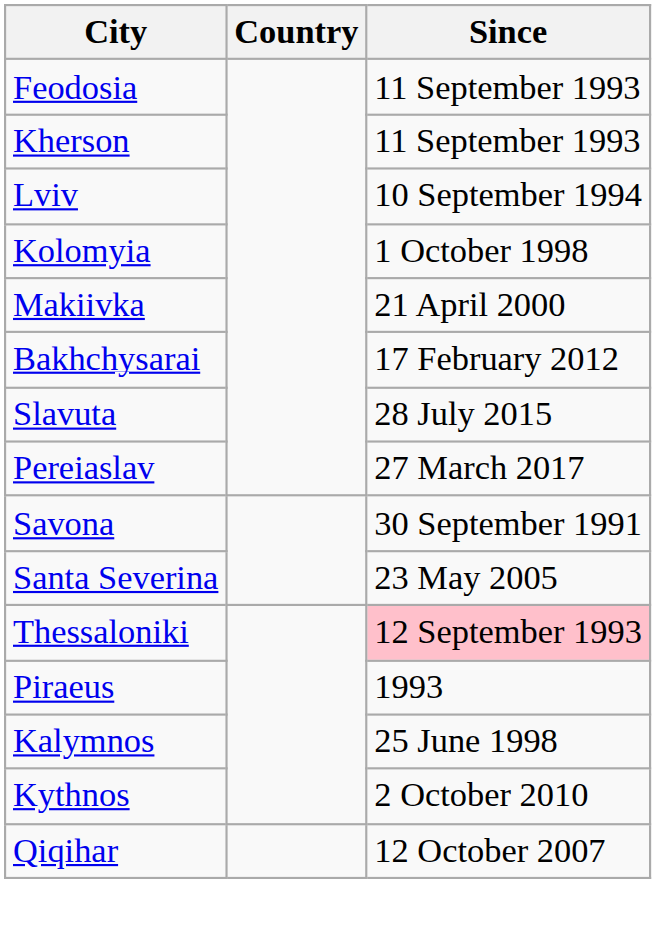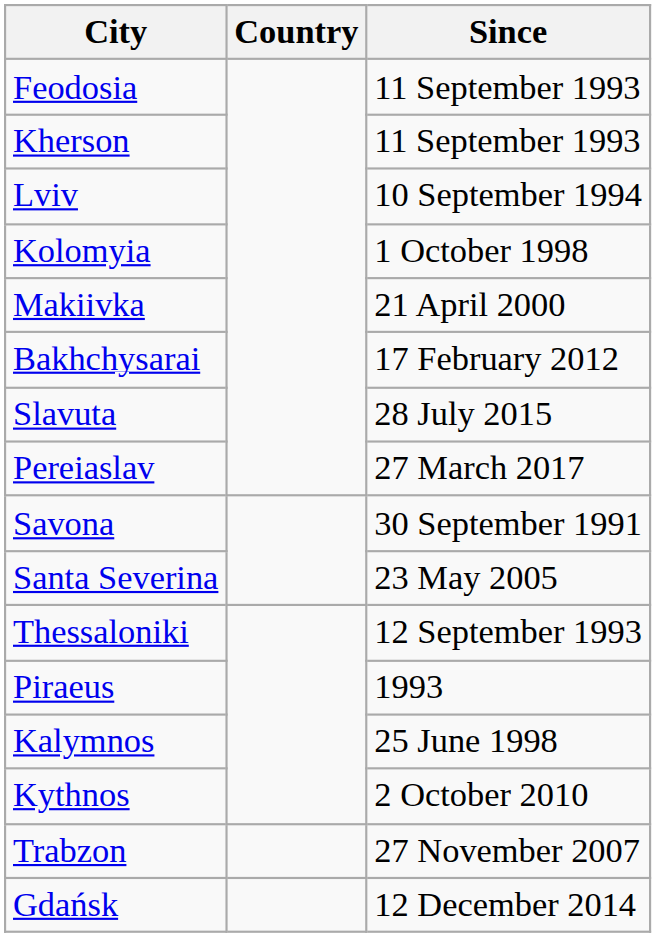(508, 631) pink background -> (508, 631) no background
- row: (66, 850)
+ row: (70, 850)
+ row: (66, 904)
